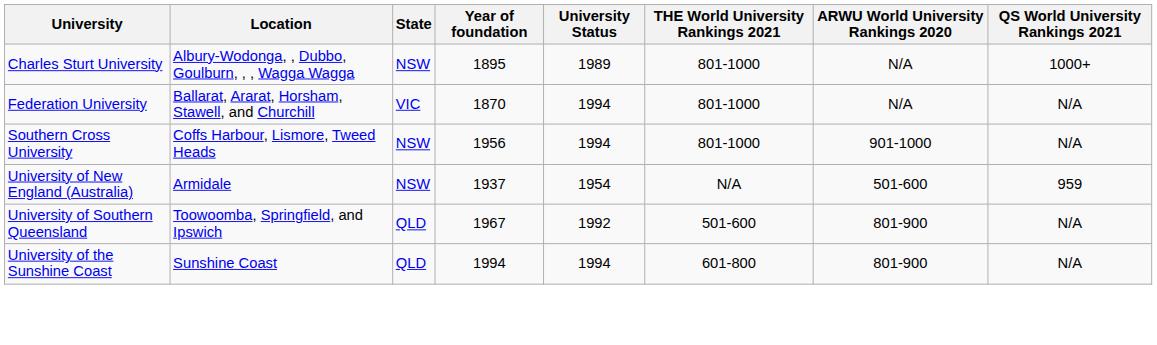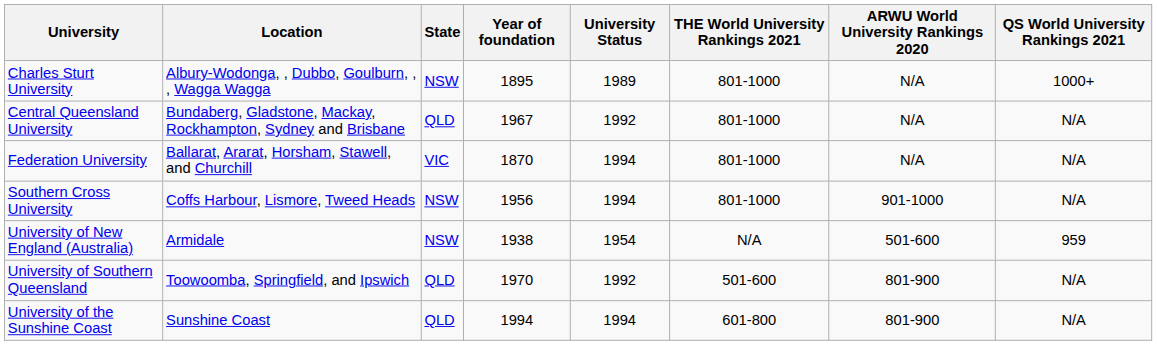+ row: (73, 120)
(489, 184) 1937 -> (517, 240) 1938
(489, 223) 1967 -> (517, 280) 1970
